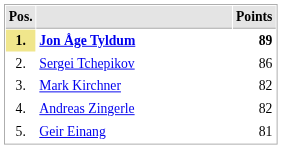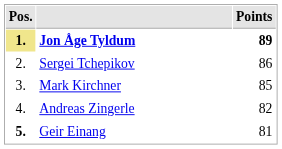(266, 86) 82 -> (266, 86) 85
(21, 131) normal -> (21, 131) bold
